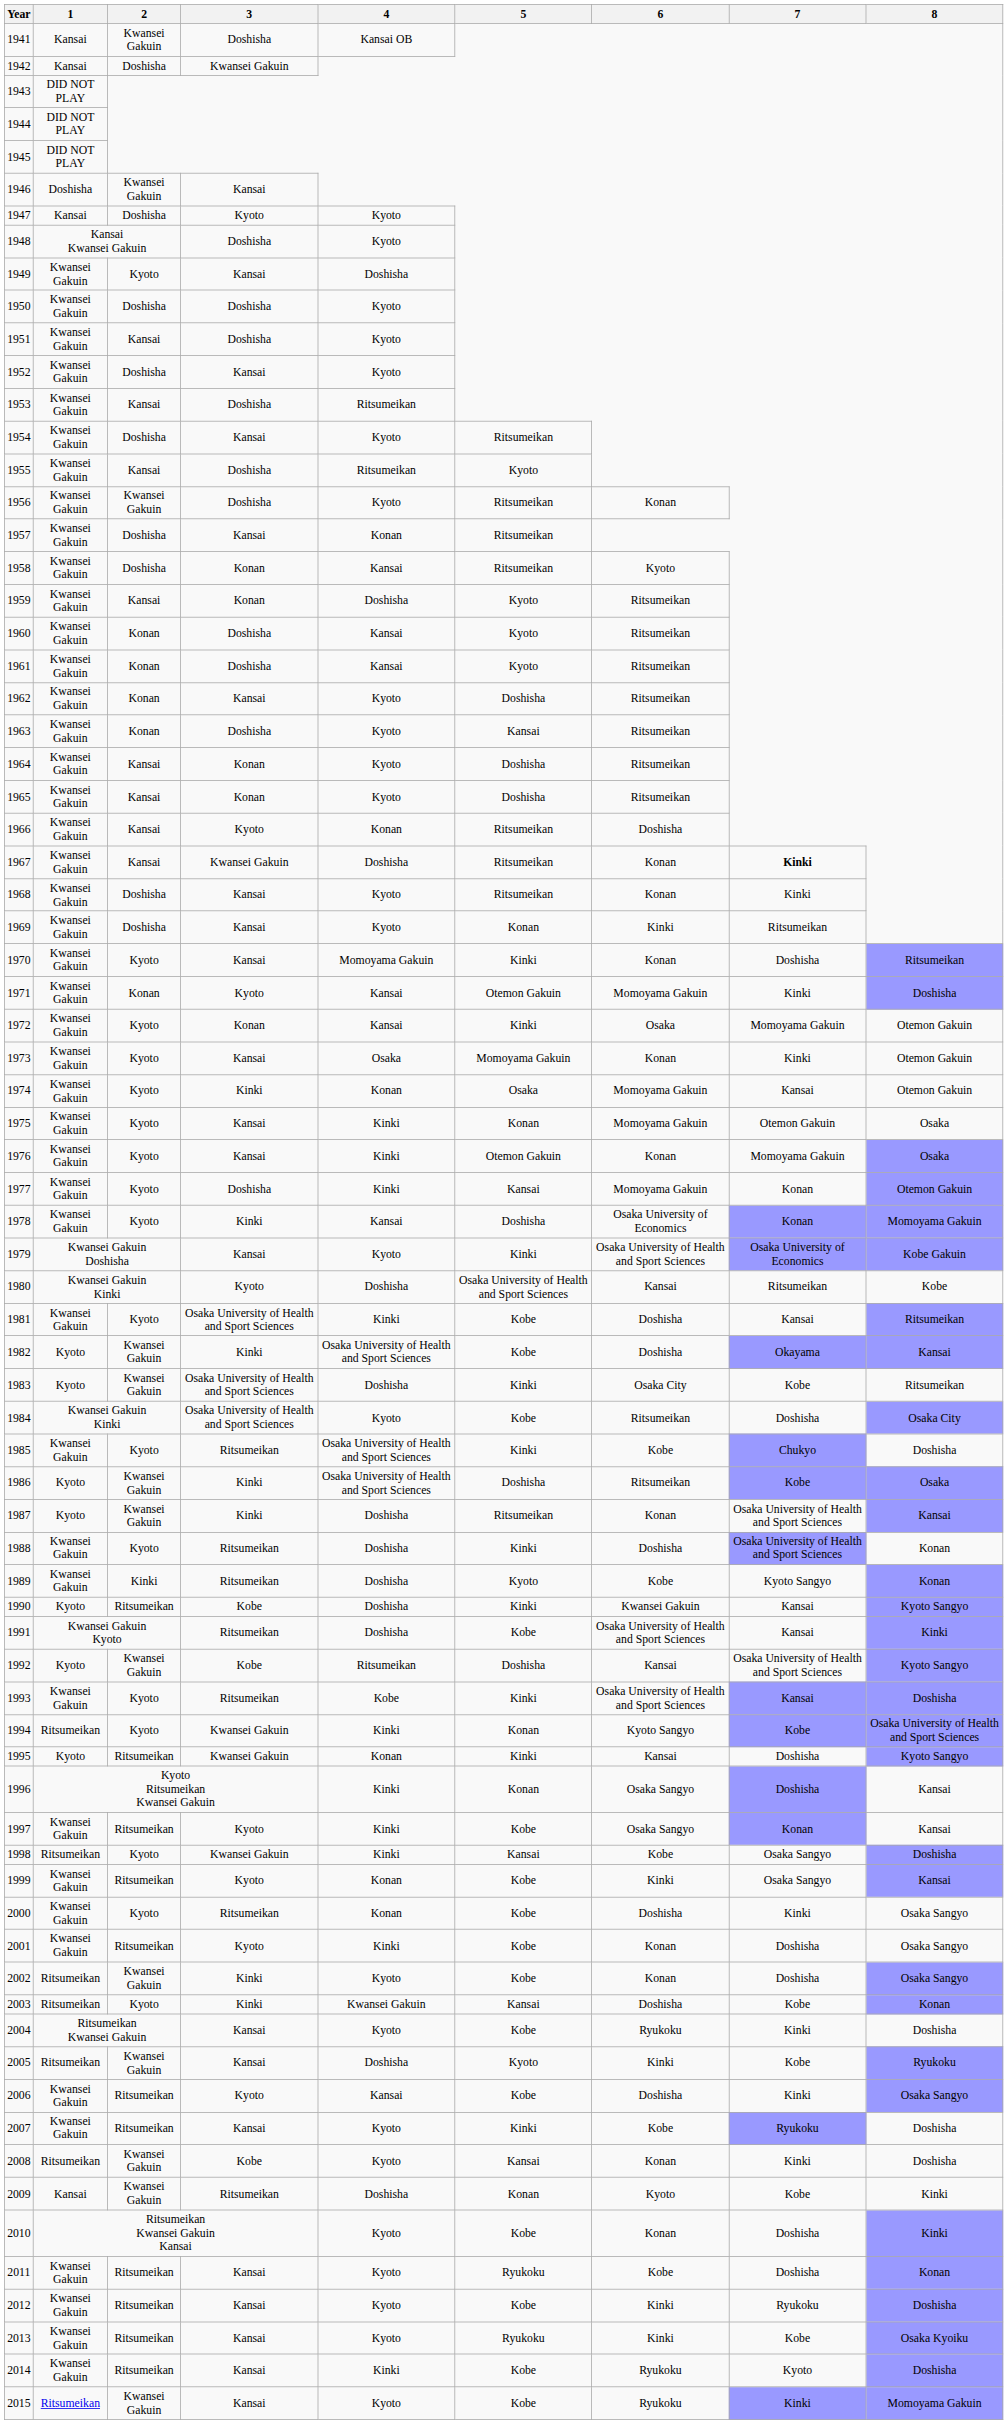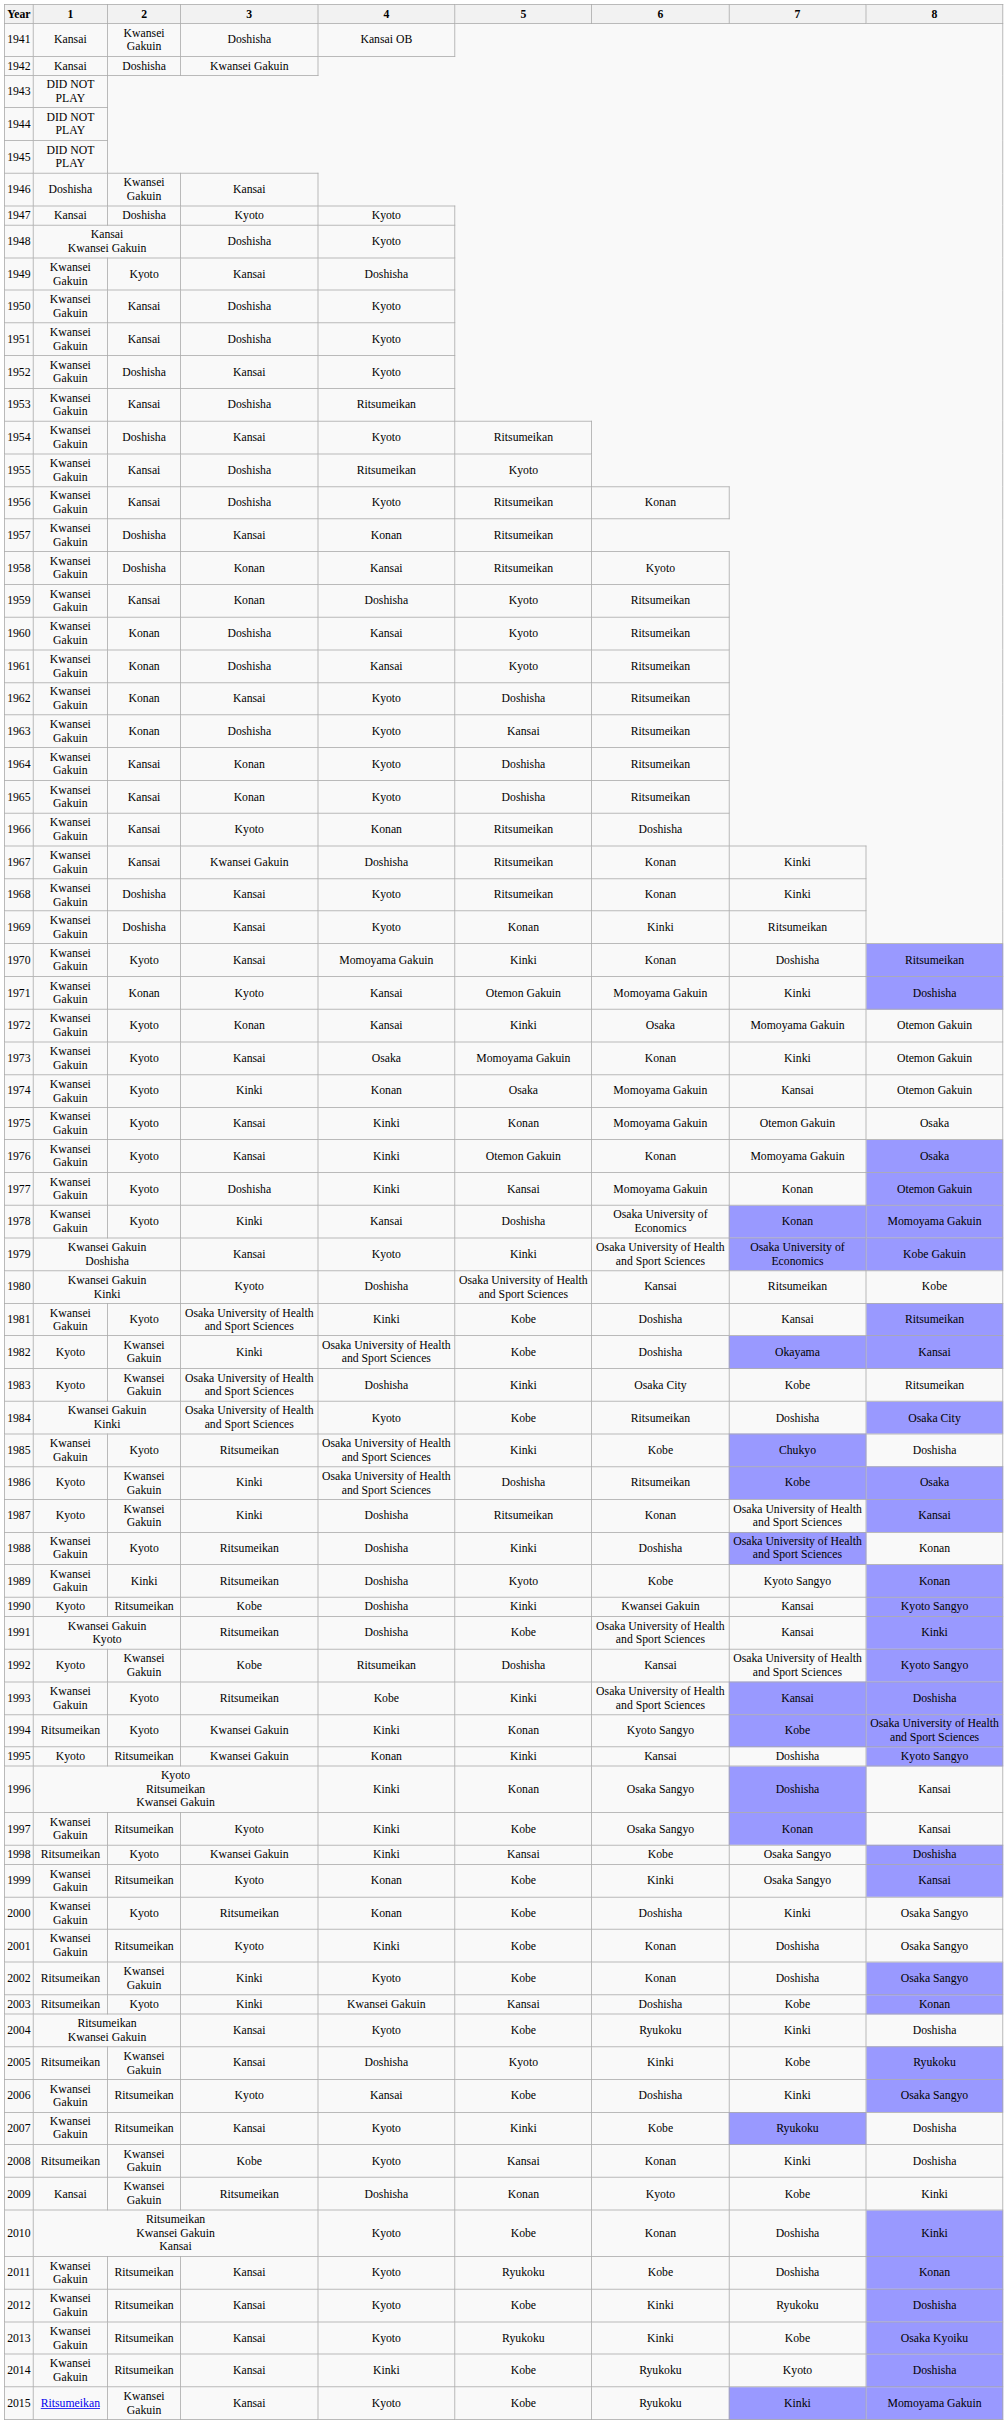(144, 306) Doshisha -> (144, 306) Kansai
(144, 502) Kwansei Gakuin -> (144, 502) Kansai
(797, 861) bold -> (797, 861) normal
